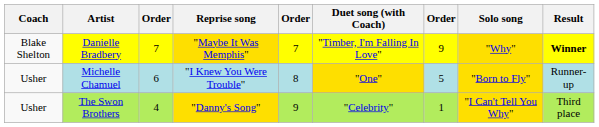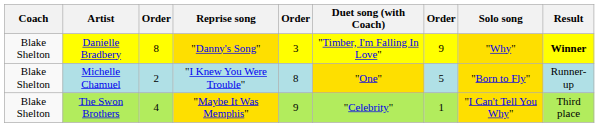(156, 48) 7 -> (156, 48) 8
(226, 48) "Maybe It Was Memphis" -> (226, 48) "Danny's Song"
(296, 48) 7 -> (296, 48) 3
(33, 78) Usher -> (33, 78) Blake Shelton
(156, 78) 6 -> (156, 78) 2
(33, 107) Usher -> (33, 107) Blake Shelton
(226, 107) "Danny's Song" -> (226, 107) "Maybe It Was Memphis"
